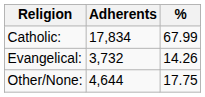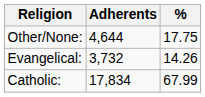rows swapped: (34, 37) <-> (45, 80)
